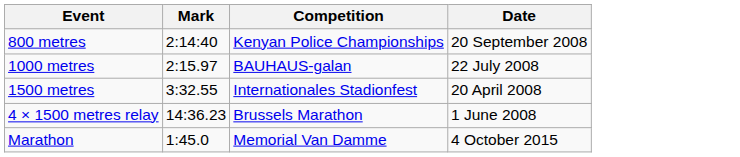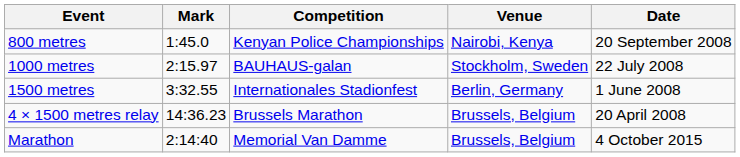+ column: (520, 16)
(192, 41) 2:14:40 -> (187, 41) 1:45.0
(496, 90) 20 April 2008 -> (638, 90) 1 June 2008
(494, 115) 1 June 2008 -> (641, 115) 20 April 2008
(187, 139) 1:45.0 -> (192, 139) 2:14:40
